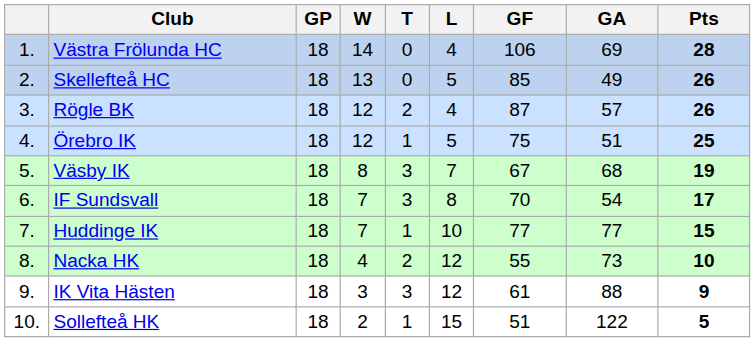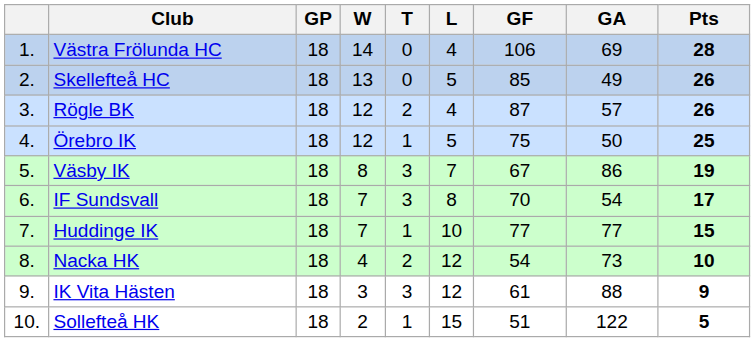(612, 140) 51 -> (612, 140) 50
(612, 170) 68 -> (612, 170) 86
(520, 261) 55 -> (520, 261) 54
